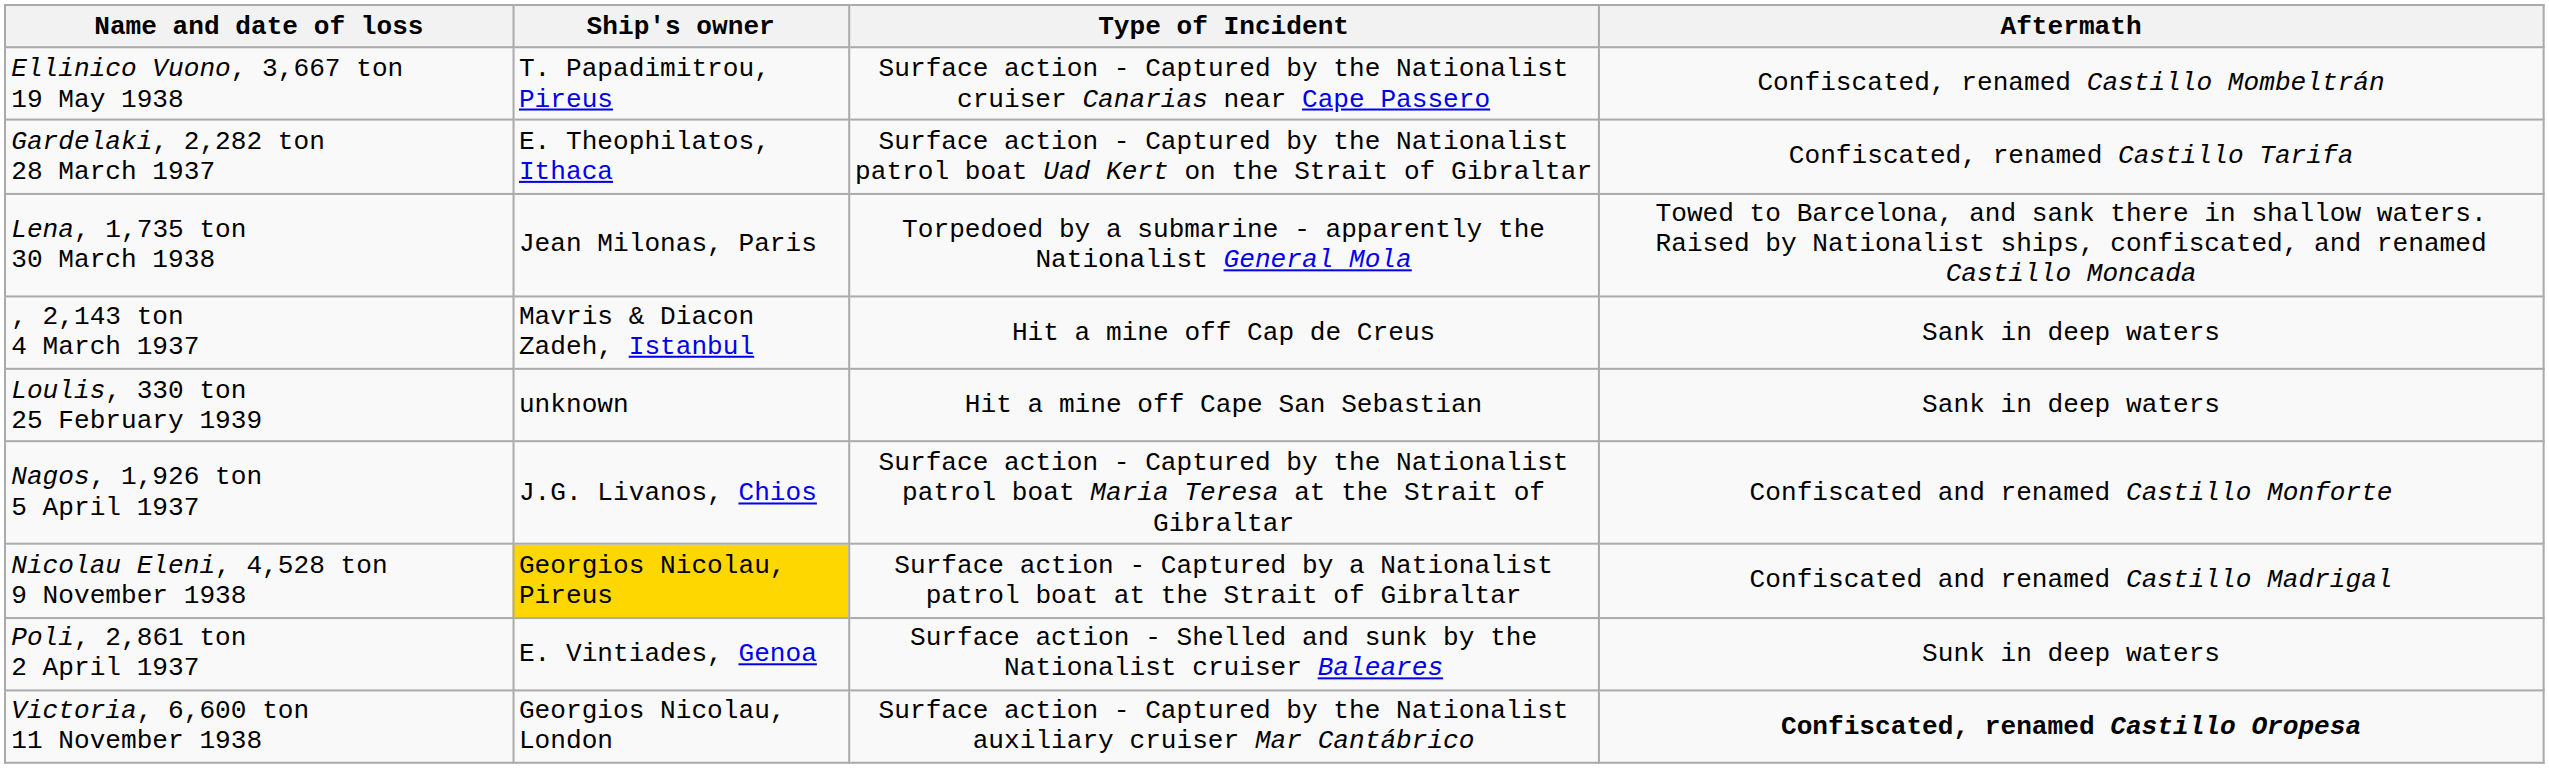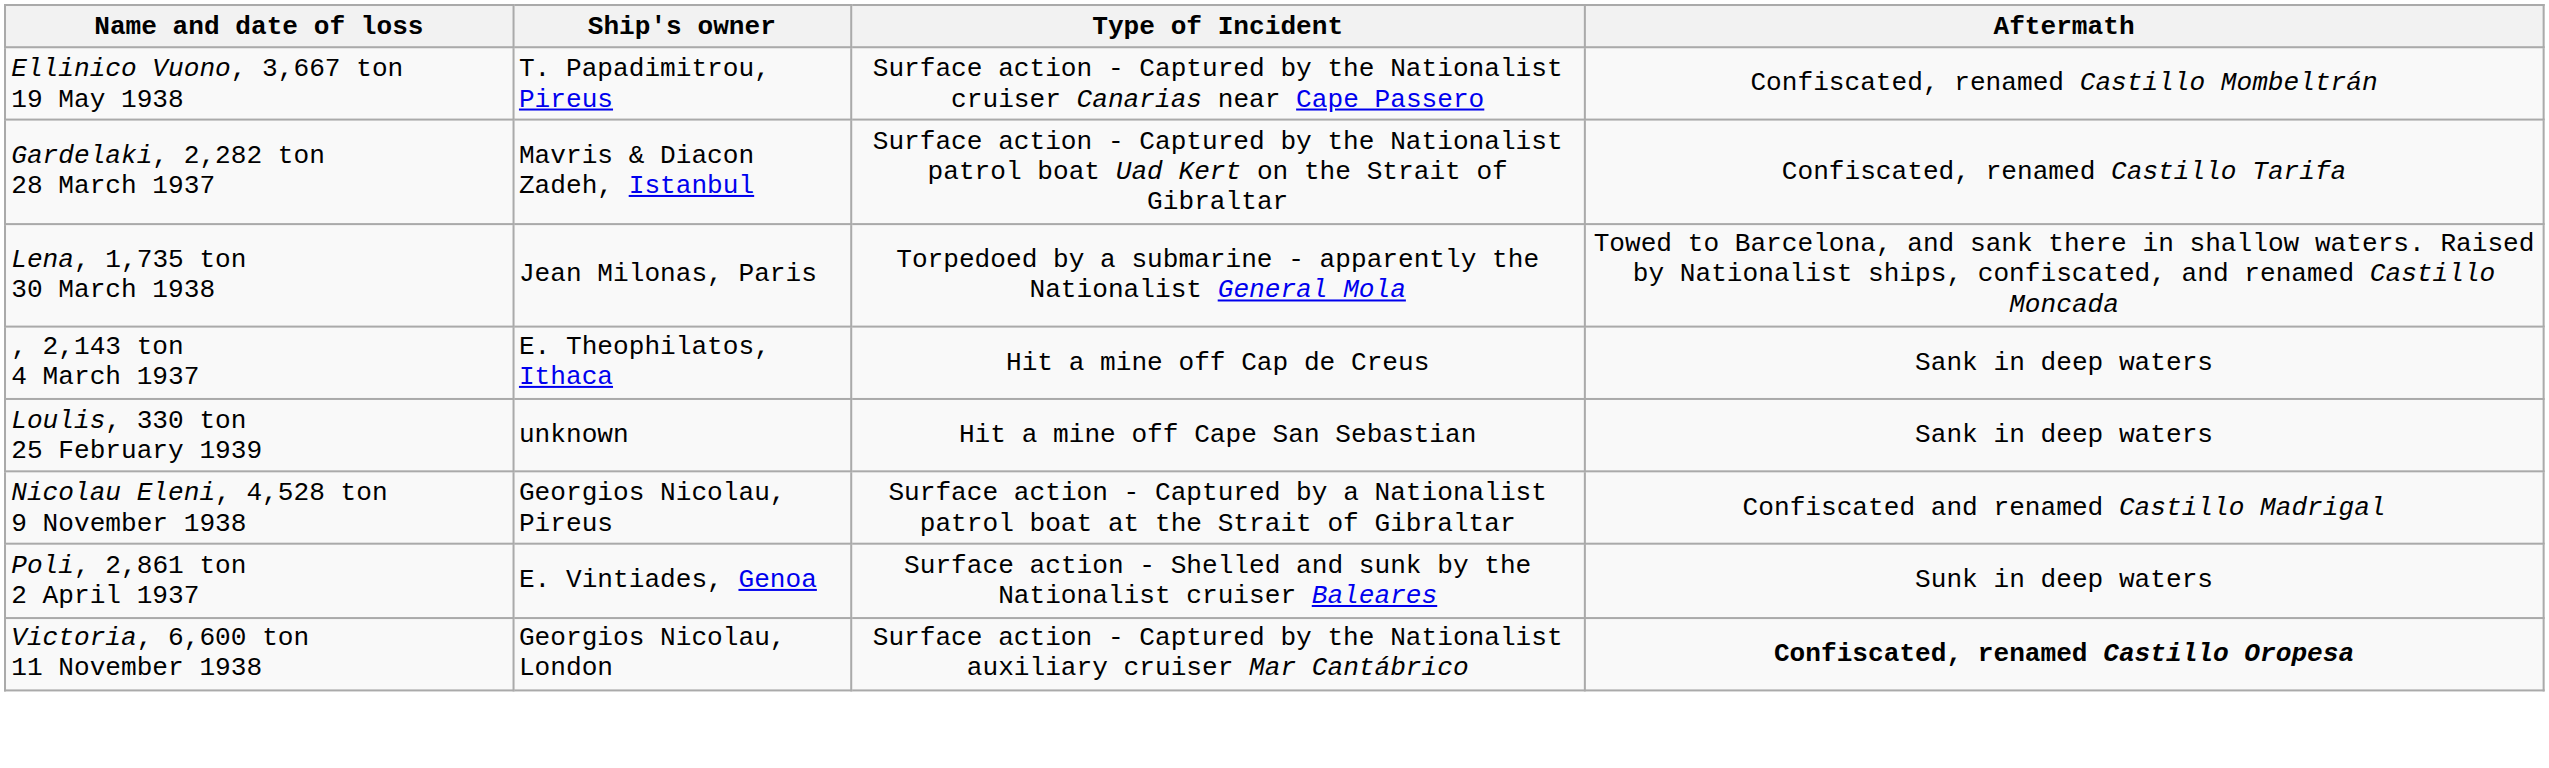(644, 157) E. Theophilatos, Ithaca -> (637, 172) Mavris & Diacon Zadeh, Istanbul
(637, 332) Mavris & Diacon Zadeh, Istanbul -> (644, 362) E. Theophilatos, Ithaca
- row: (137, 493)
(652, 581) gold background -> (652, 508) no background
